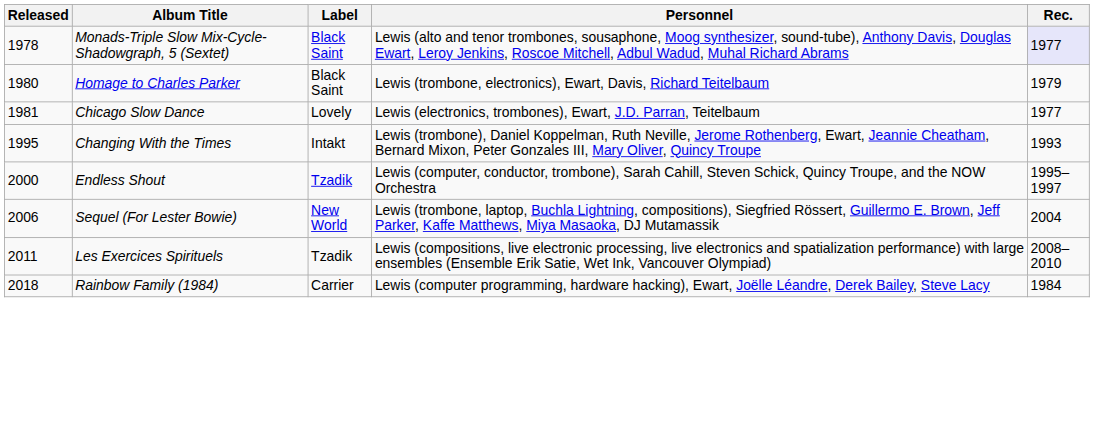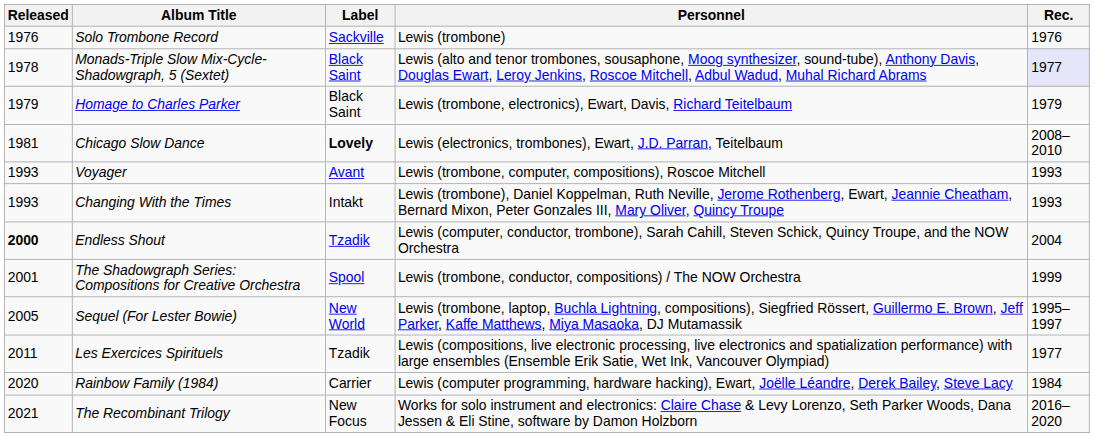+ row: (147, 37)
(23, 83) 1980 -> (23, 105) 1979
(331, 113) normal -> (351, 142) bold
(1046, 113) 1977 -> (1051, 142) 2008–2010
+ row: (101, 172)
(23, 142) 1995 -> (23, 202) 1993
(23, 180) normal -> (23, 240) bold
(1050, 180) 1995–1997 -> (1047, 240) 2004
+ row: (188, 278)
(23, 218) 2006 -> (23, 316) 2005
(1046, 218) 2004 -> (1051, 316) 1995–1997
(1050, 256) 2008–2010 -> (1047, 353) 1977
(23, 286) 2018 -> (23, 383) 2020
+ row: (152, 413)
